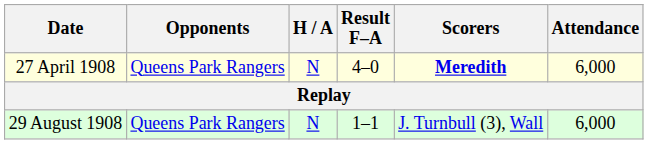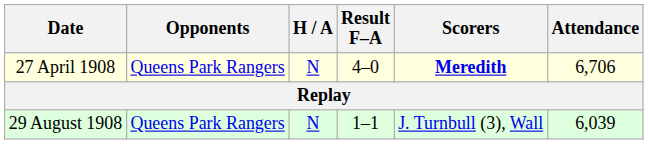(595, 67) 6,000 -> (595, 67) 6,706
(595, 124) 6,000 -> (595, 124) 6,039
